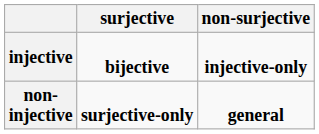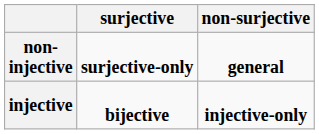rows swapped: (41, 56) <-> (41, 104)
